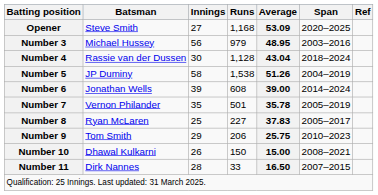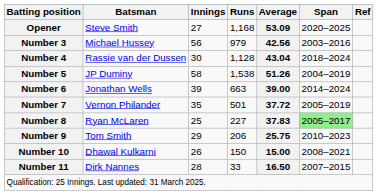(278, 43) 48.95 -> (278, 43) 42.56
(238, 89) 608 -> (238, 89) 663
(278, 105) 35.78 -> (278, 105) 37.72
(326, 120) no background -> (326, 120) lightgreen background
